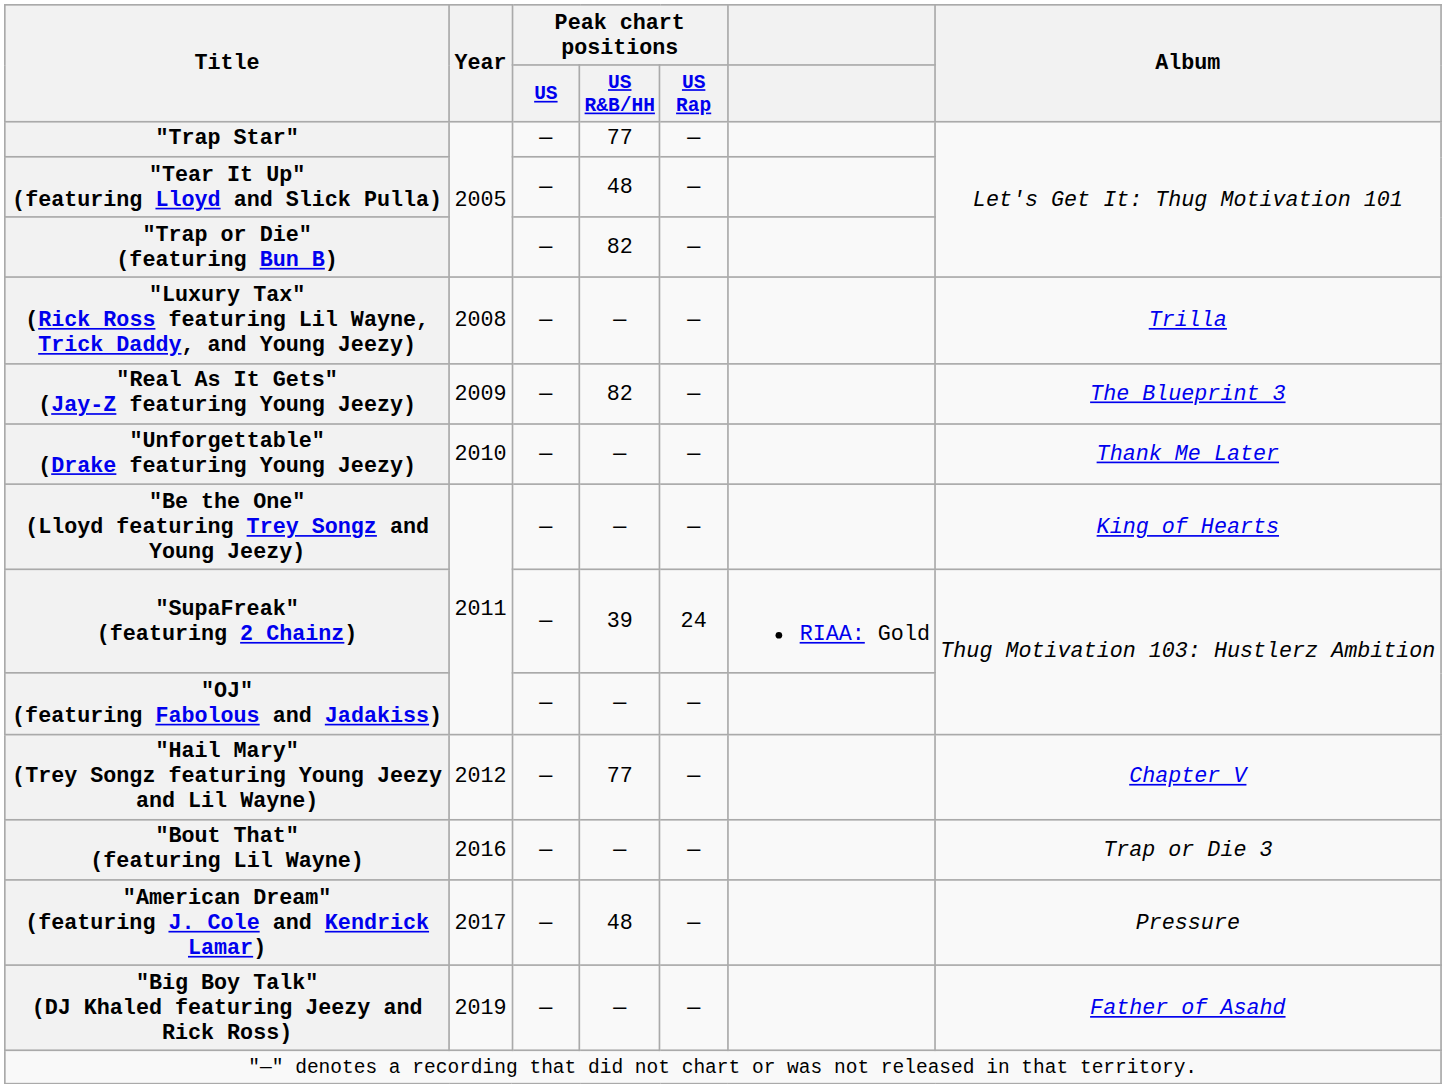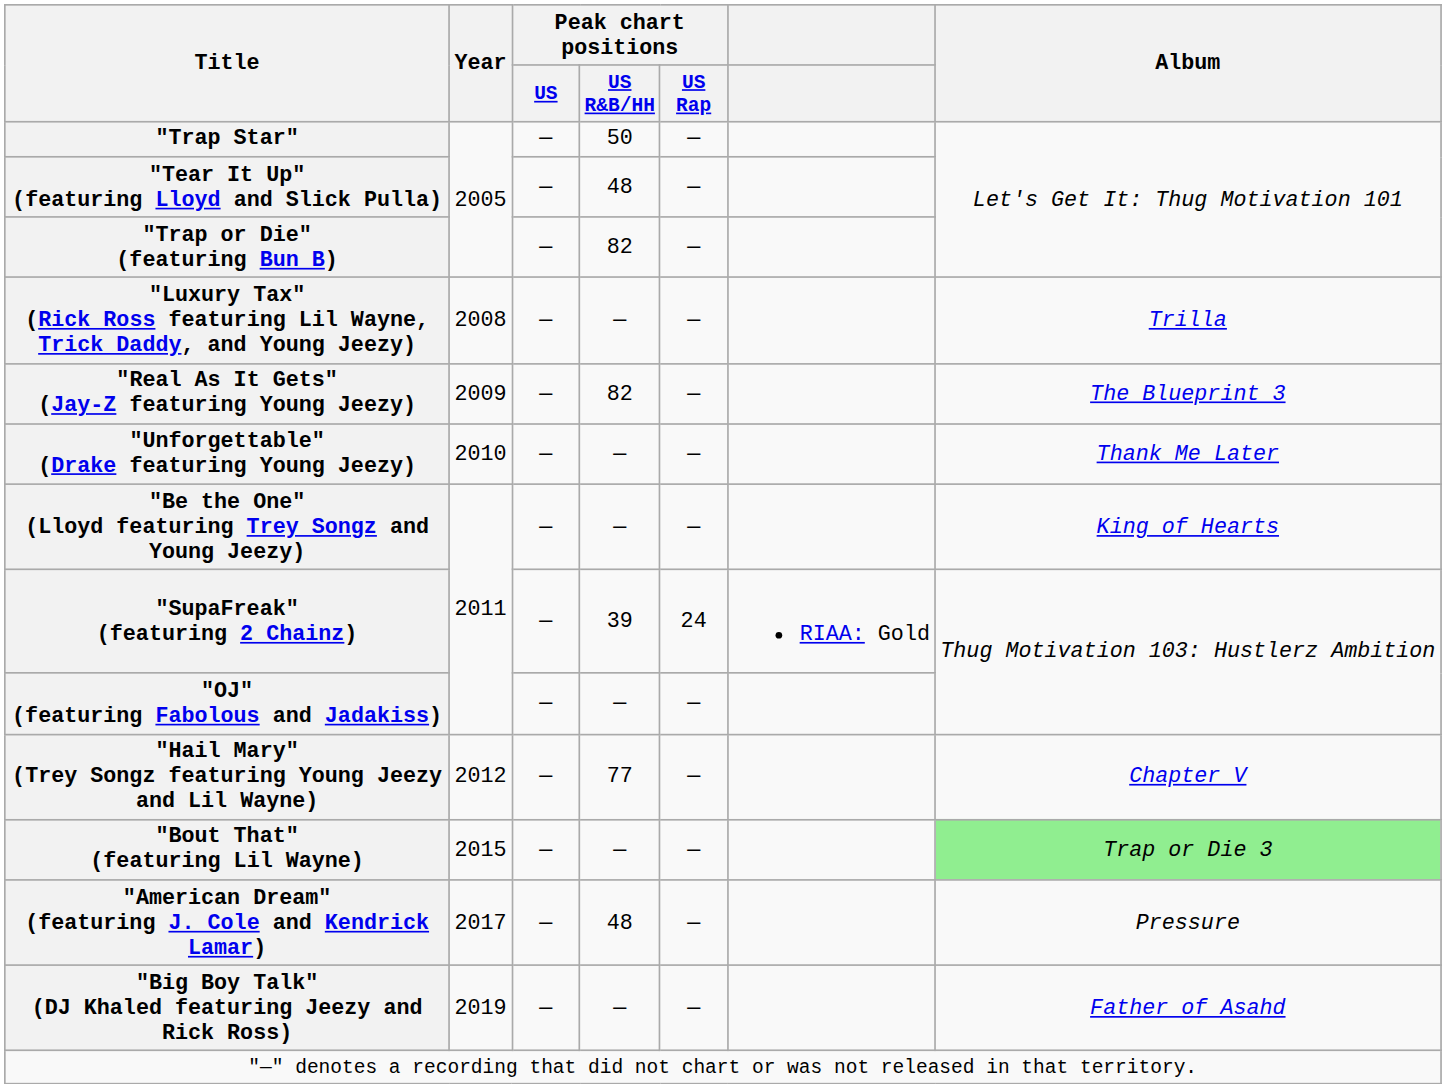(620, 139) 77 -> (620, 139) 50
(481, 850) 2016 -> (481, 850) 2015
(1188, 850) no background -> (1188, 850) lightgreen background
